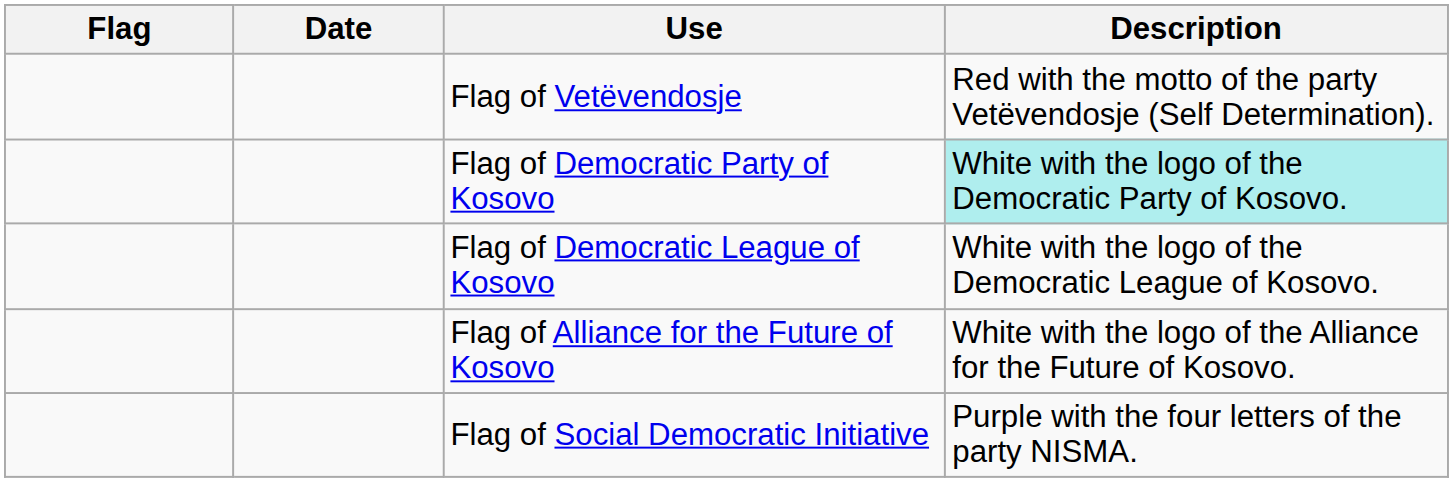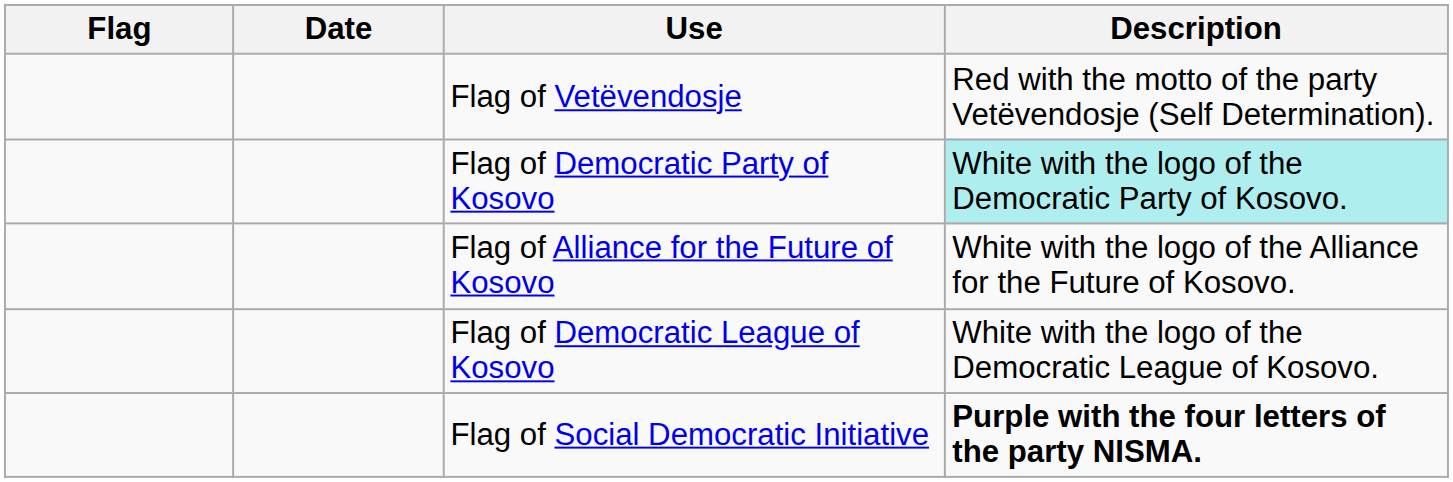rows swapped: (655, 265) <-> (672, 350)
(1177, 434) normal -> (1169, 434) bold
